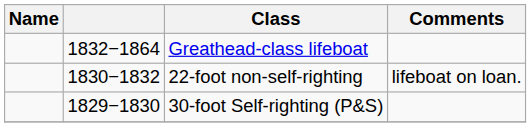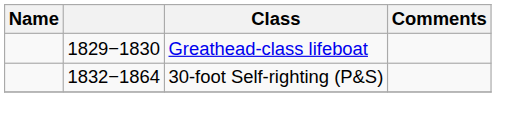(114, 48) 1832−1864 -> (114, 48) 1829−1830
- row: (266, 77)
(114, 106) 1829−1830 -> (114, 77) 1832−1864
